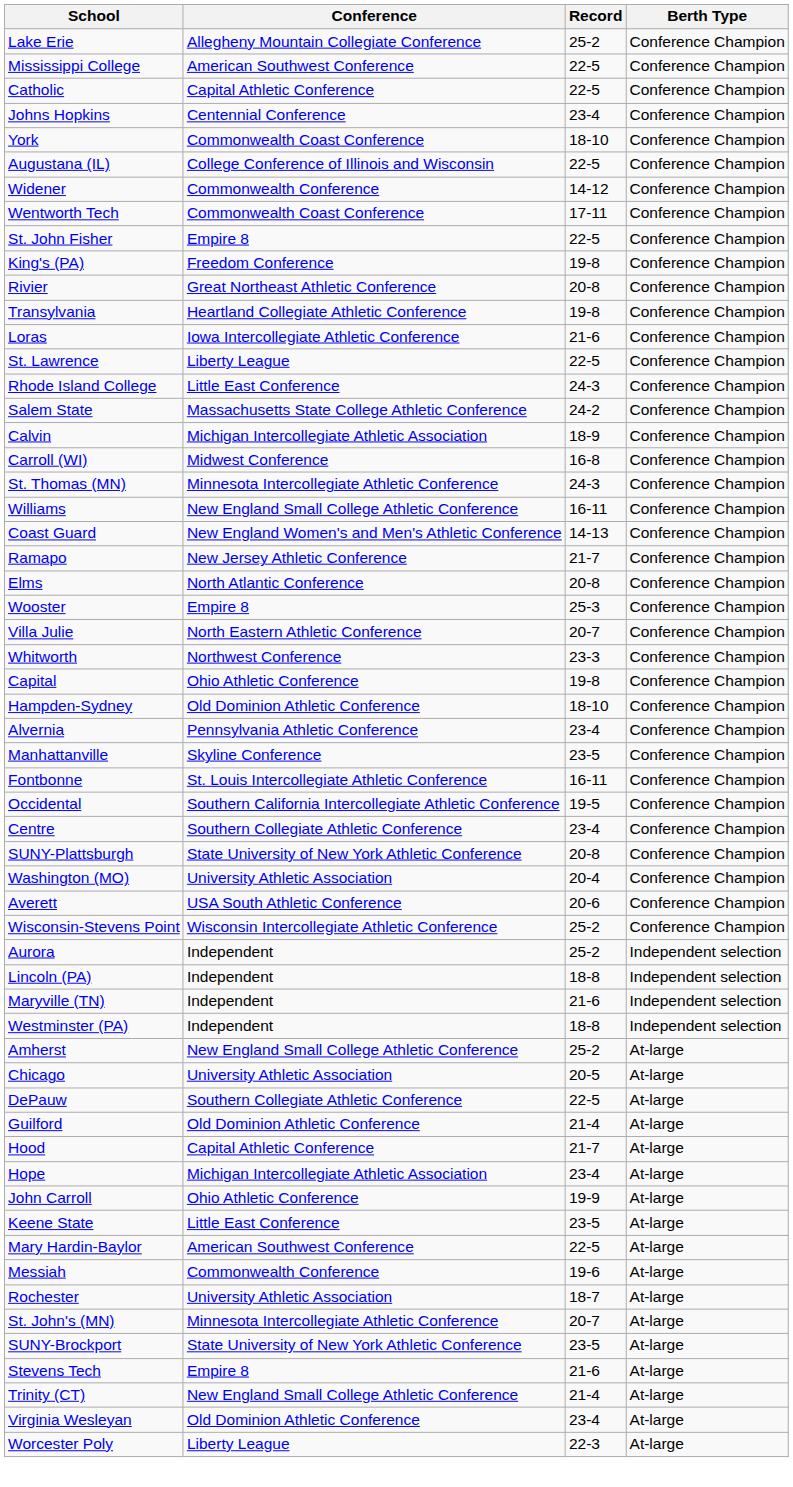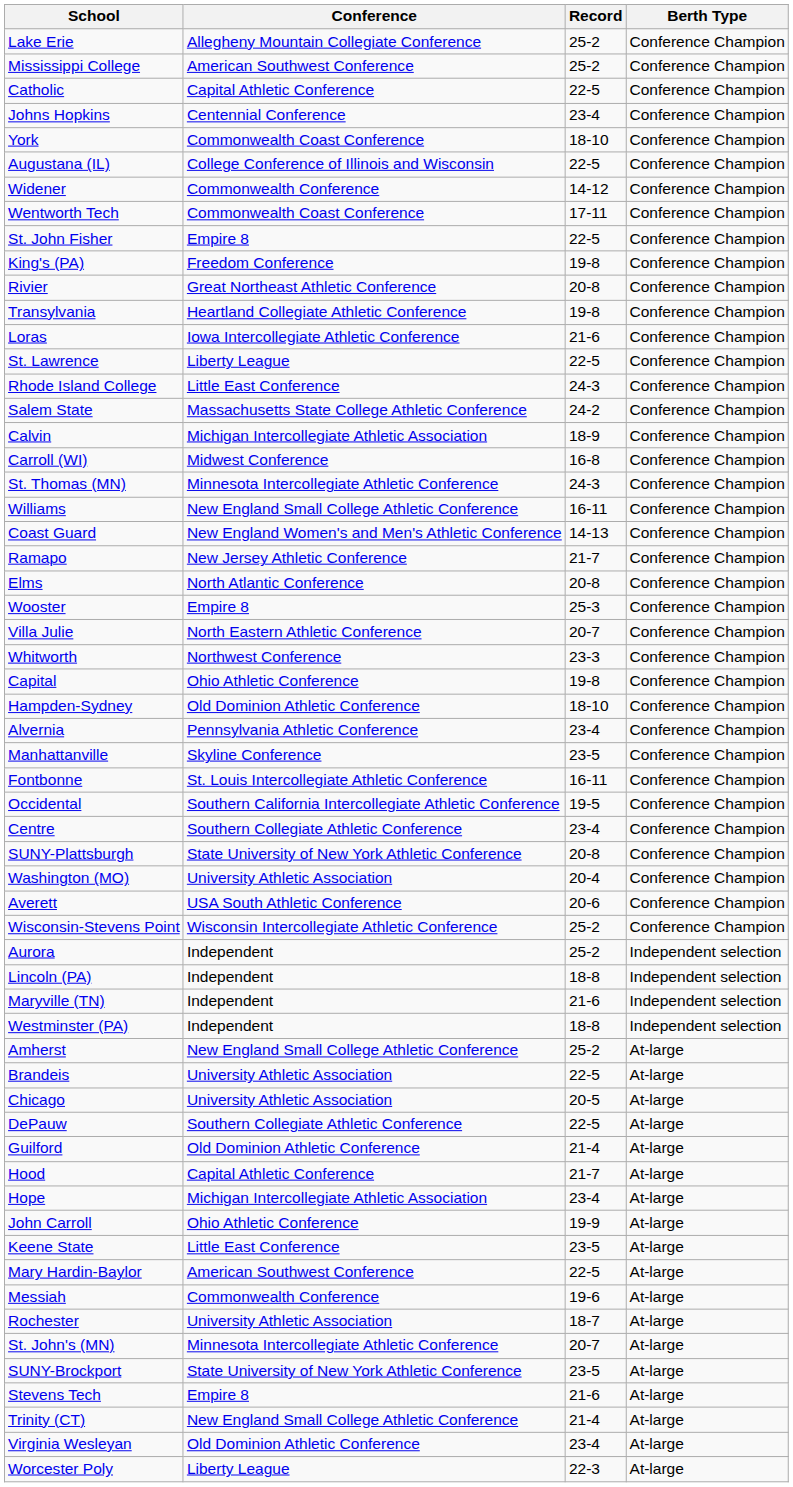(584, 66) 22-5 -> (584, 66) 25-2
+ row: (39, 1075)
